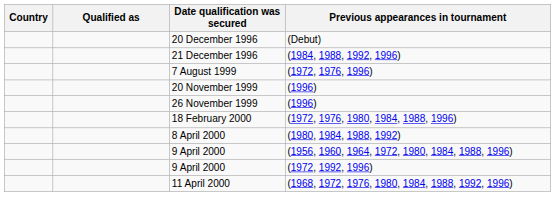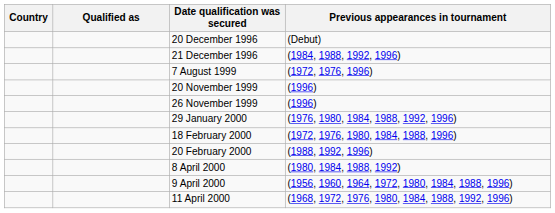+ row: (209, 119)
+ row: (212, 151)
- row: (198, 167)
